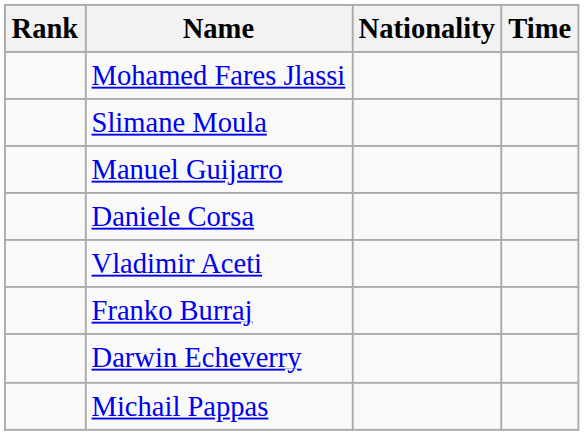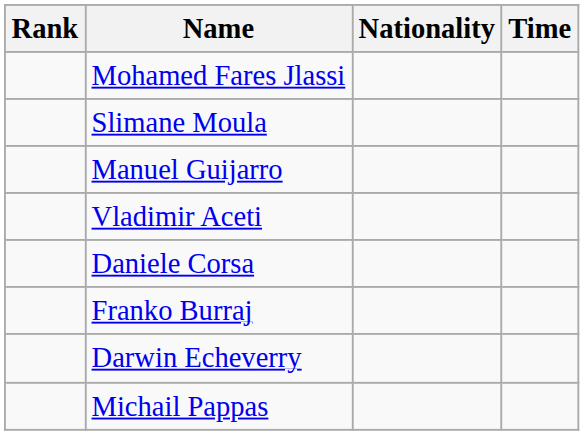rows swapped: (177, 263) <-> (173, 216)
